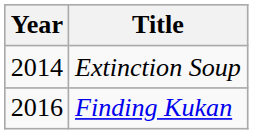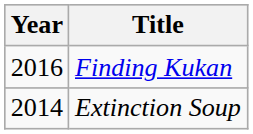rows swapped: (158, 66) <-> (154, 107)
